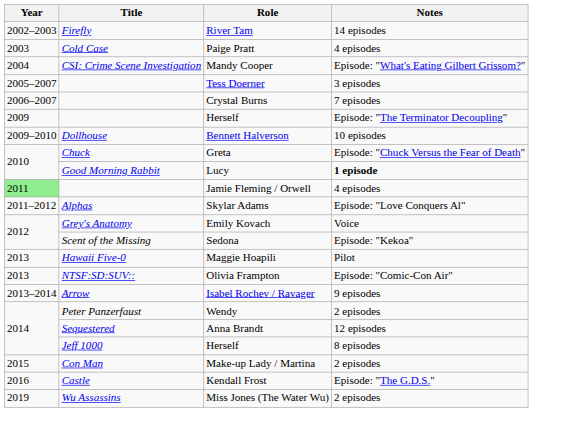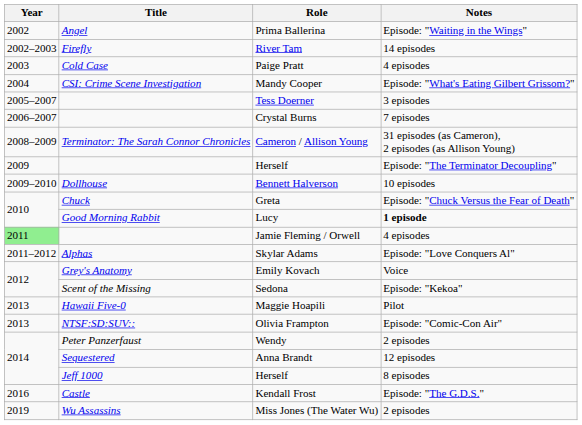+ row: (75, 30)
+ row: (156, 142)
- row: (76, 293)
- row: (82, 363)
